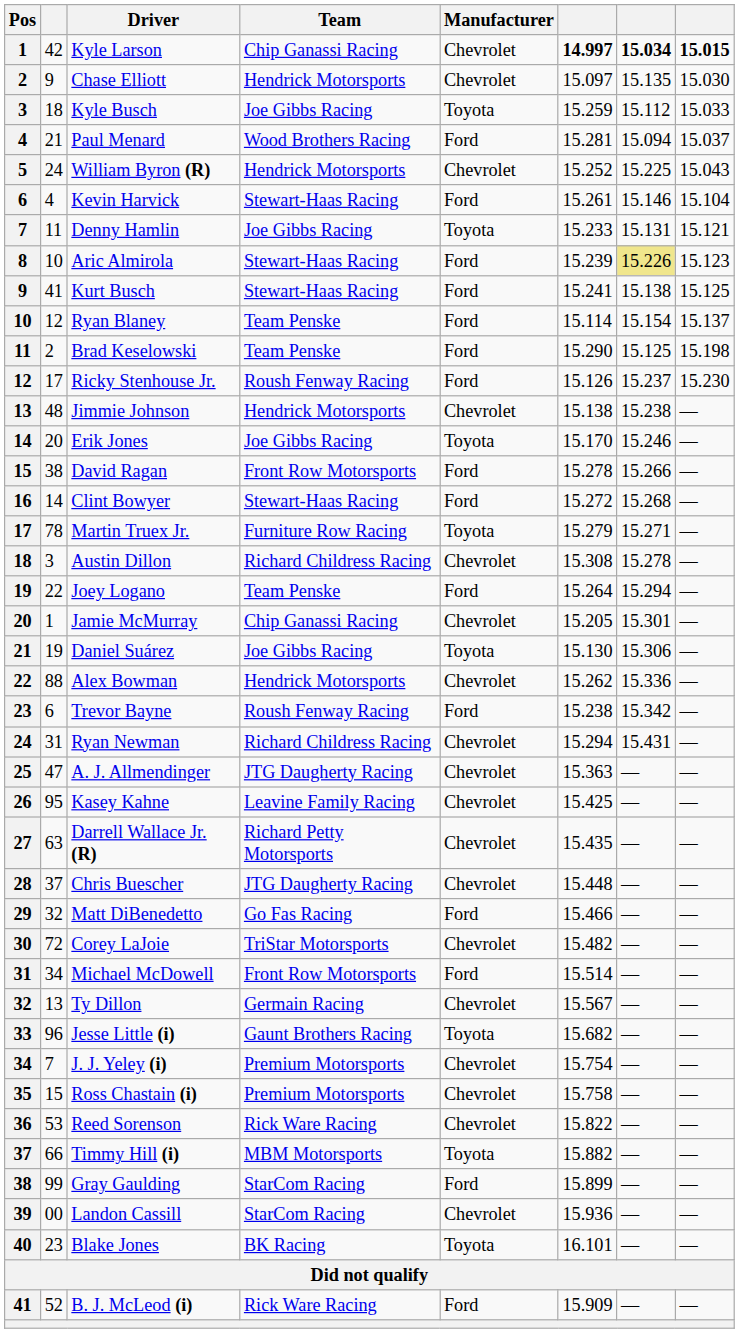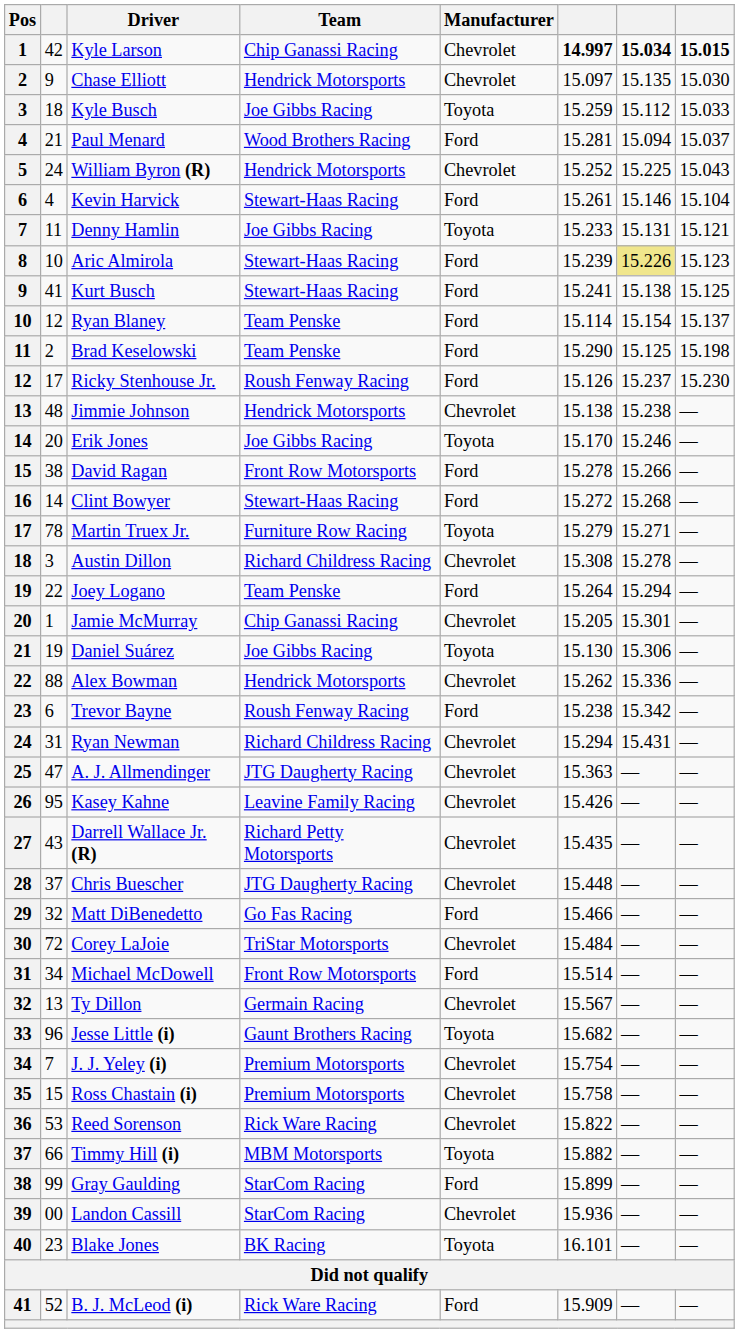(587, 801) 15.425 -> (587, 801) 15.426
(54, 842) 63 -> (54, 842) 43
(587, 943) 15.482 -> (587, 943) 15.484
